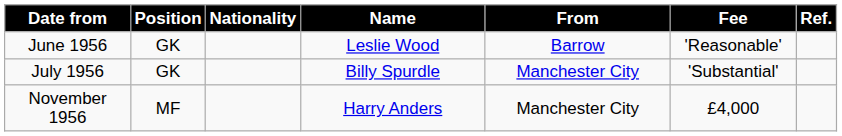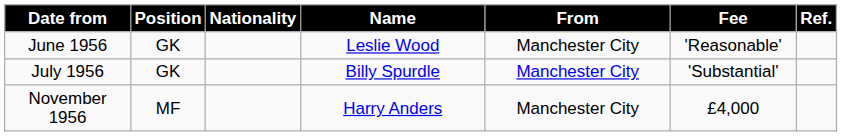(578, 45) Barrow -> (578, 45) Manchester City
